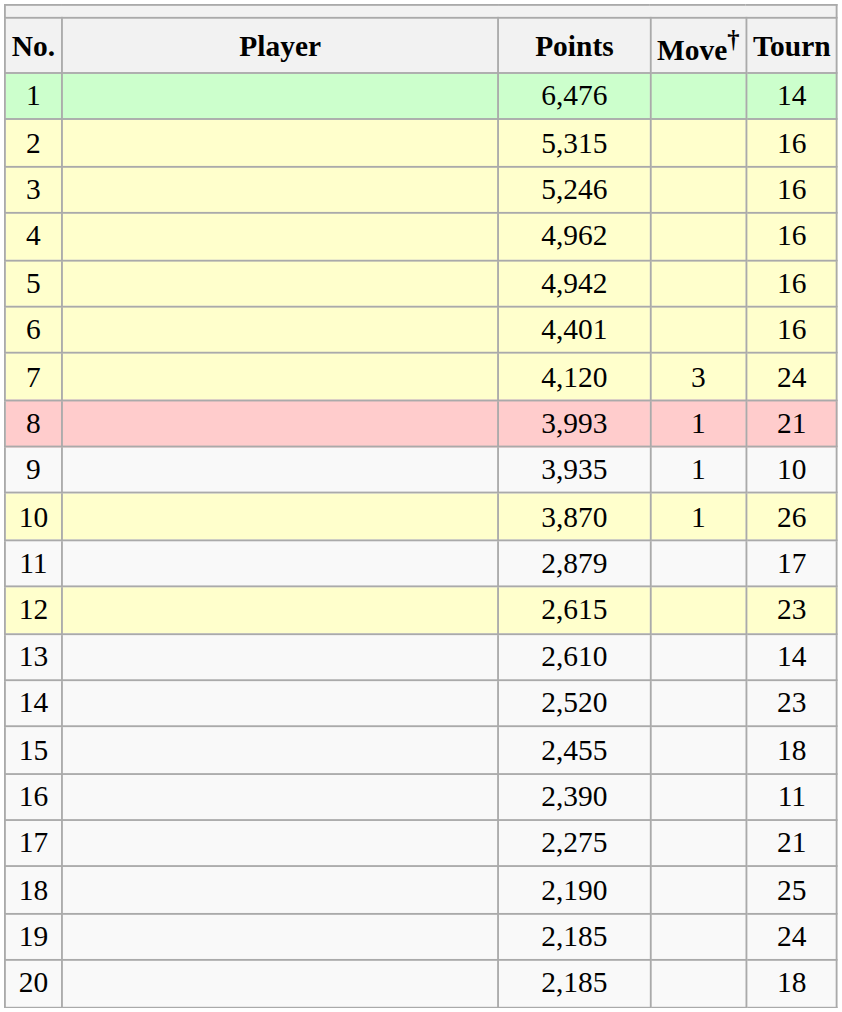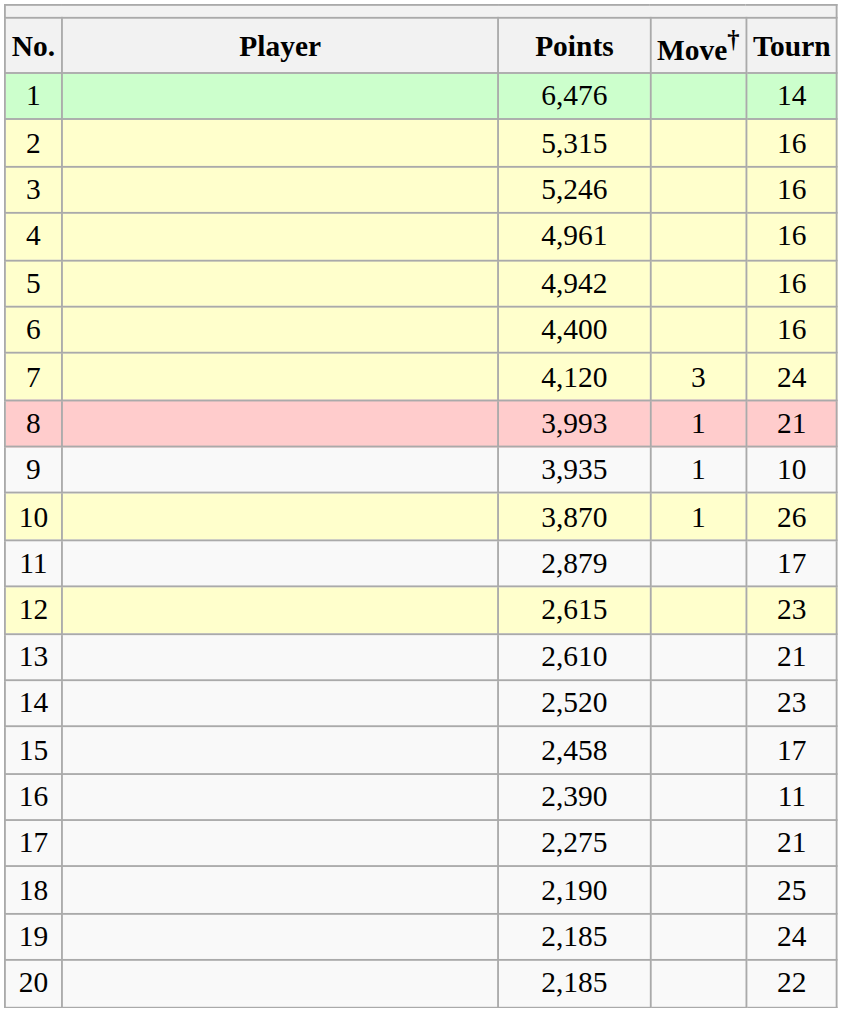(574, 236) 4,962 -> (574, 236) 4,961
(574, 329) 4,401 -> (574, 329) 4,400
(792, 656) 14 -> (792, 656) 21
(574, 749) 2,455 -> (574, 749) 2,458
(792, 749) 18 -> (792, 749) 17
(792, 983) 18 -> (792, 983) 22
